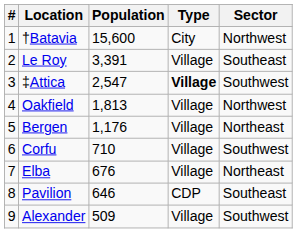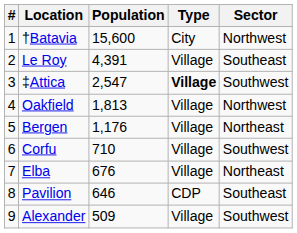(110, 60) 3,391 -> (110, 60) 4,391
